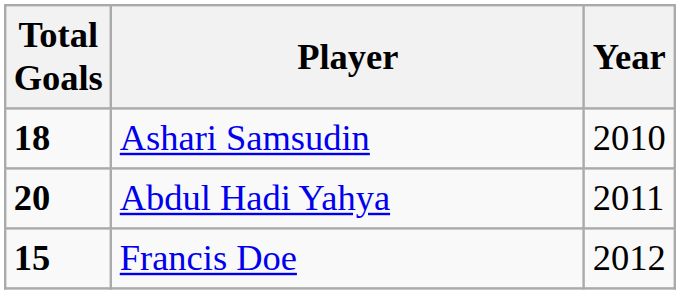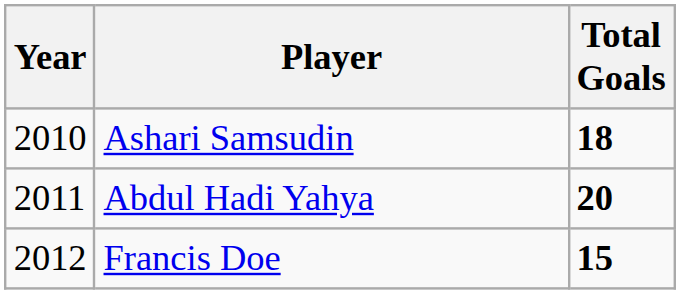columns swapped: (629, 56) <-> (58, 56)
